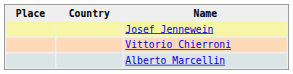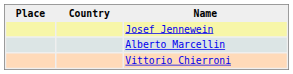rows swapped: (175, 61) <-> (178, 45)
